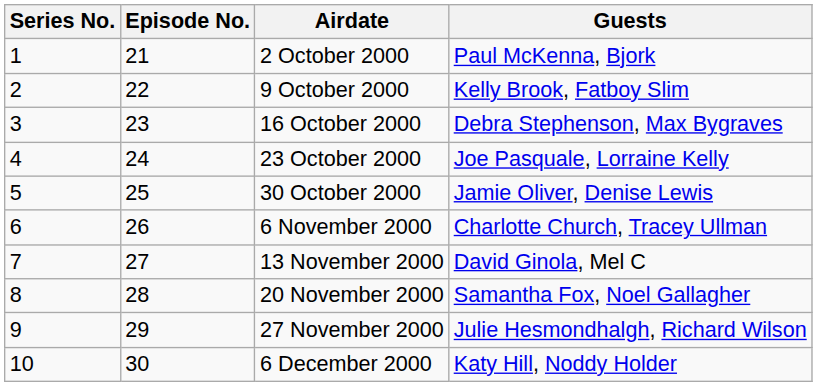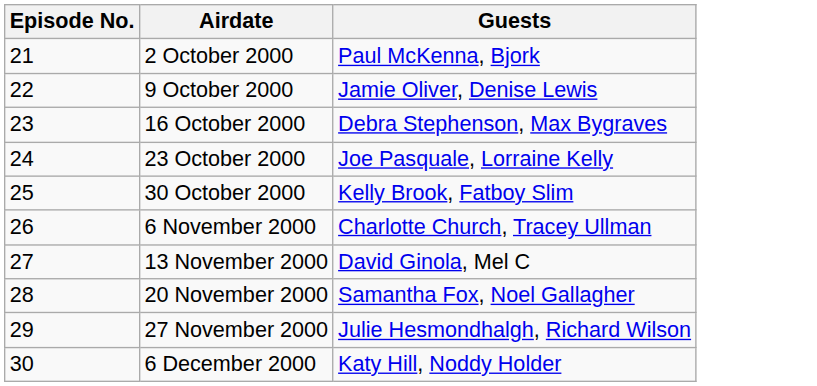- column: (62, 21)
(571, 90) Kelly Brook, Fatboy Slim -> (468, 90) Jamie Oliver, Denise Lewis
(583, 192) Jamie Oliver, Denise Lewis -> (456, 192) Kelly Brook, Fatboy Slim
